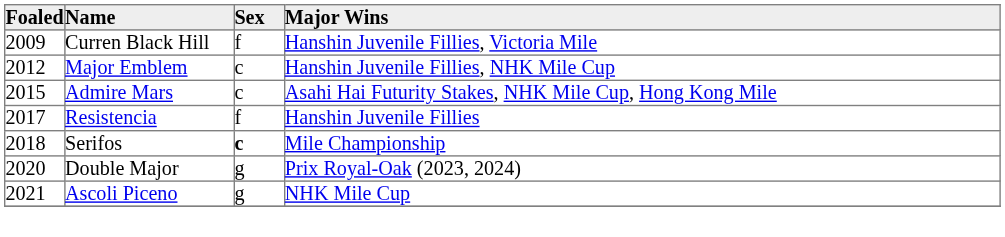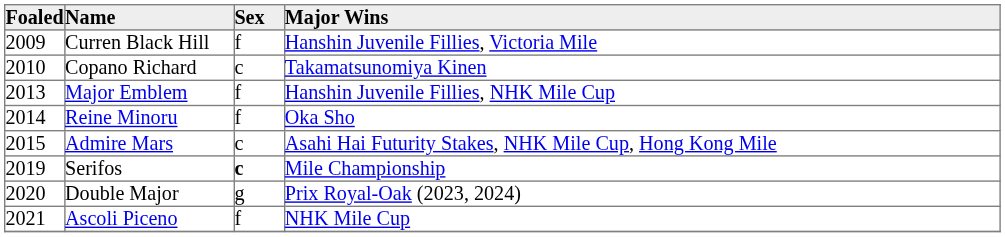+ row: (131, 67)
(26, 67) 2012 -> (26, 92) 2013
(239, 67) c -> (238, 92) f
+ row: (121, 117)
- row: (111, 117)
(26, 143) 2018 -> (26, 168) 2019
(239, 193) g -> (238, 218) f
